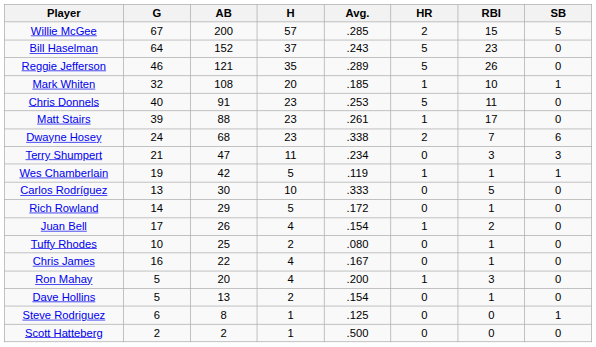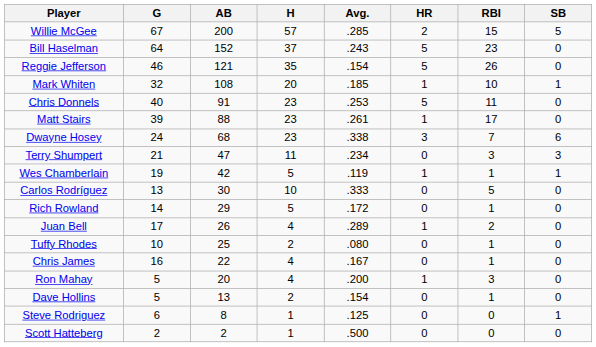(357, 66) .289 -> (357, 66) .154
(424, 137) 2 -> (424, 137) 3
(357, 226) .154 -> (357, 226) .289
